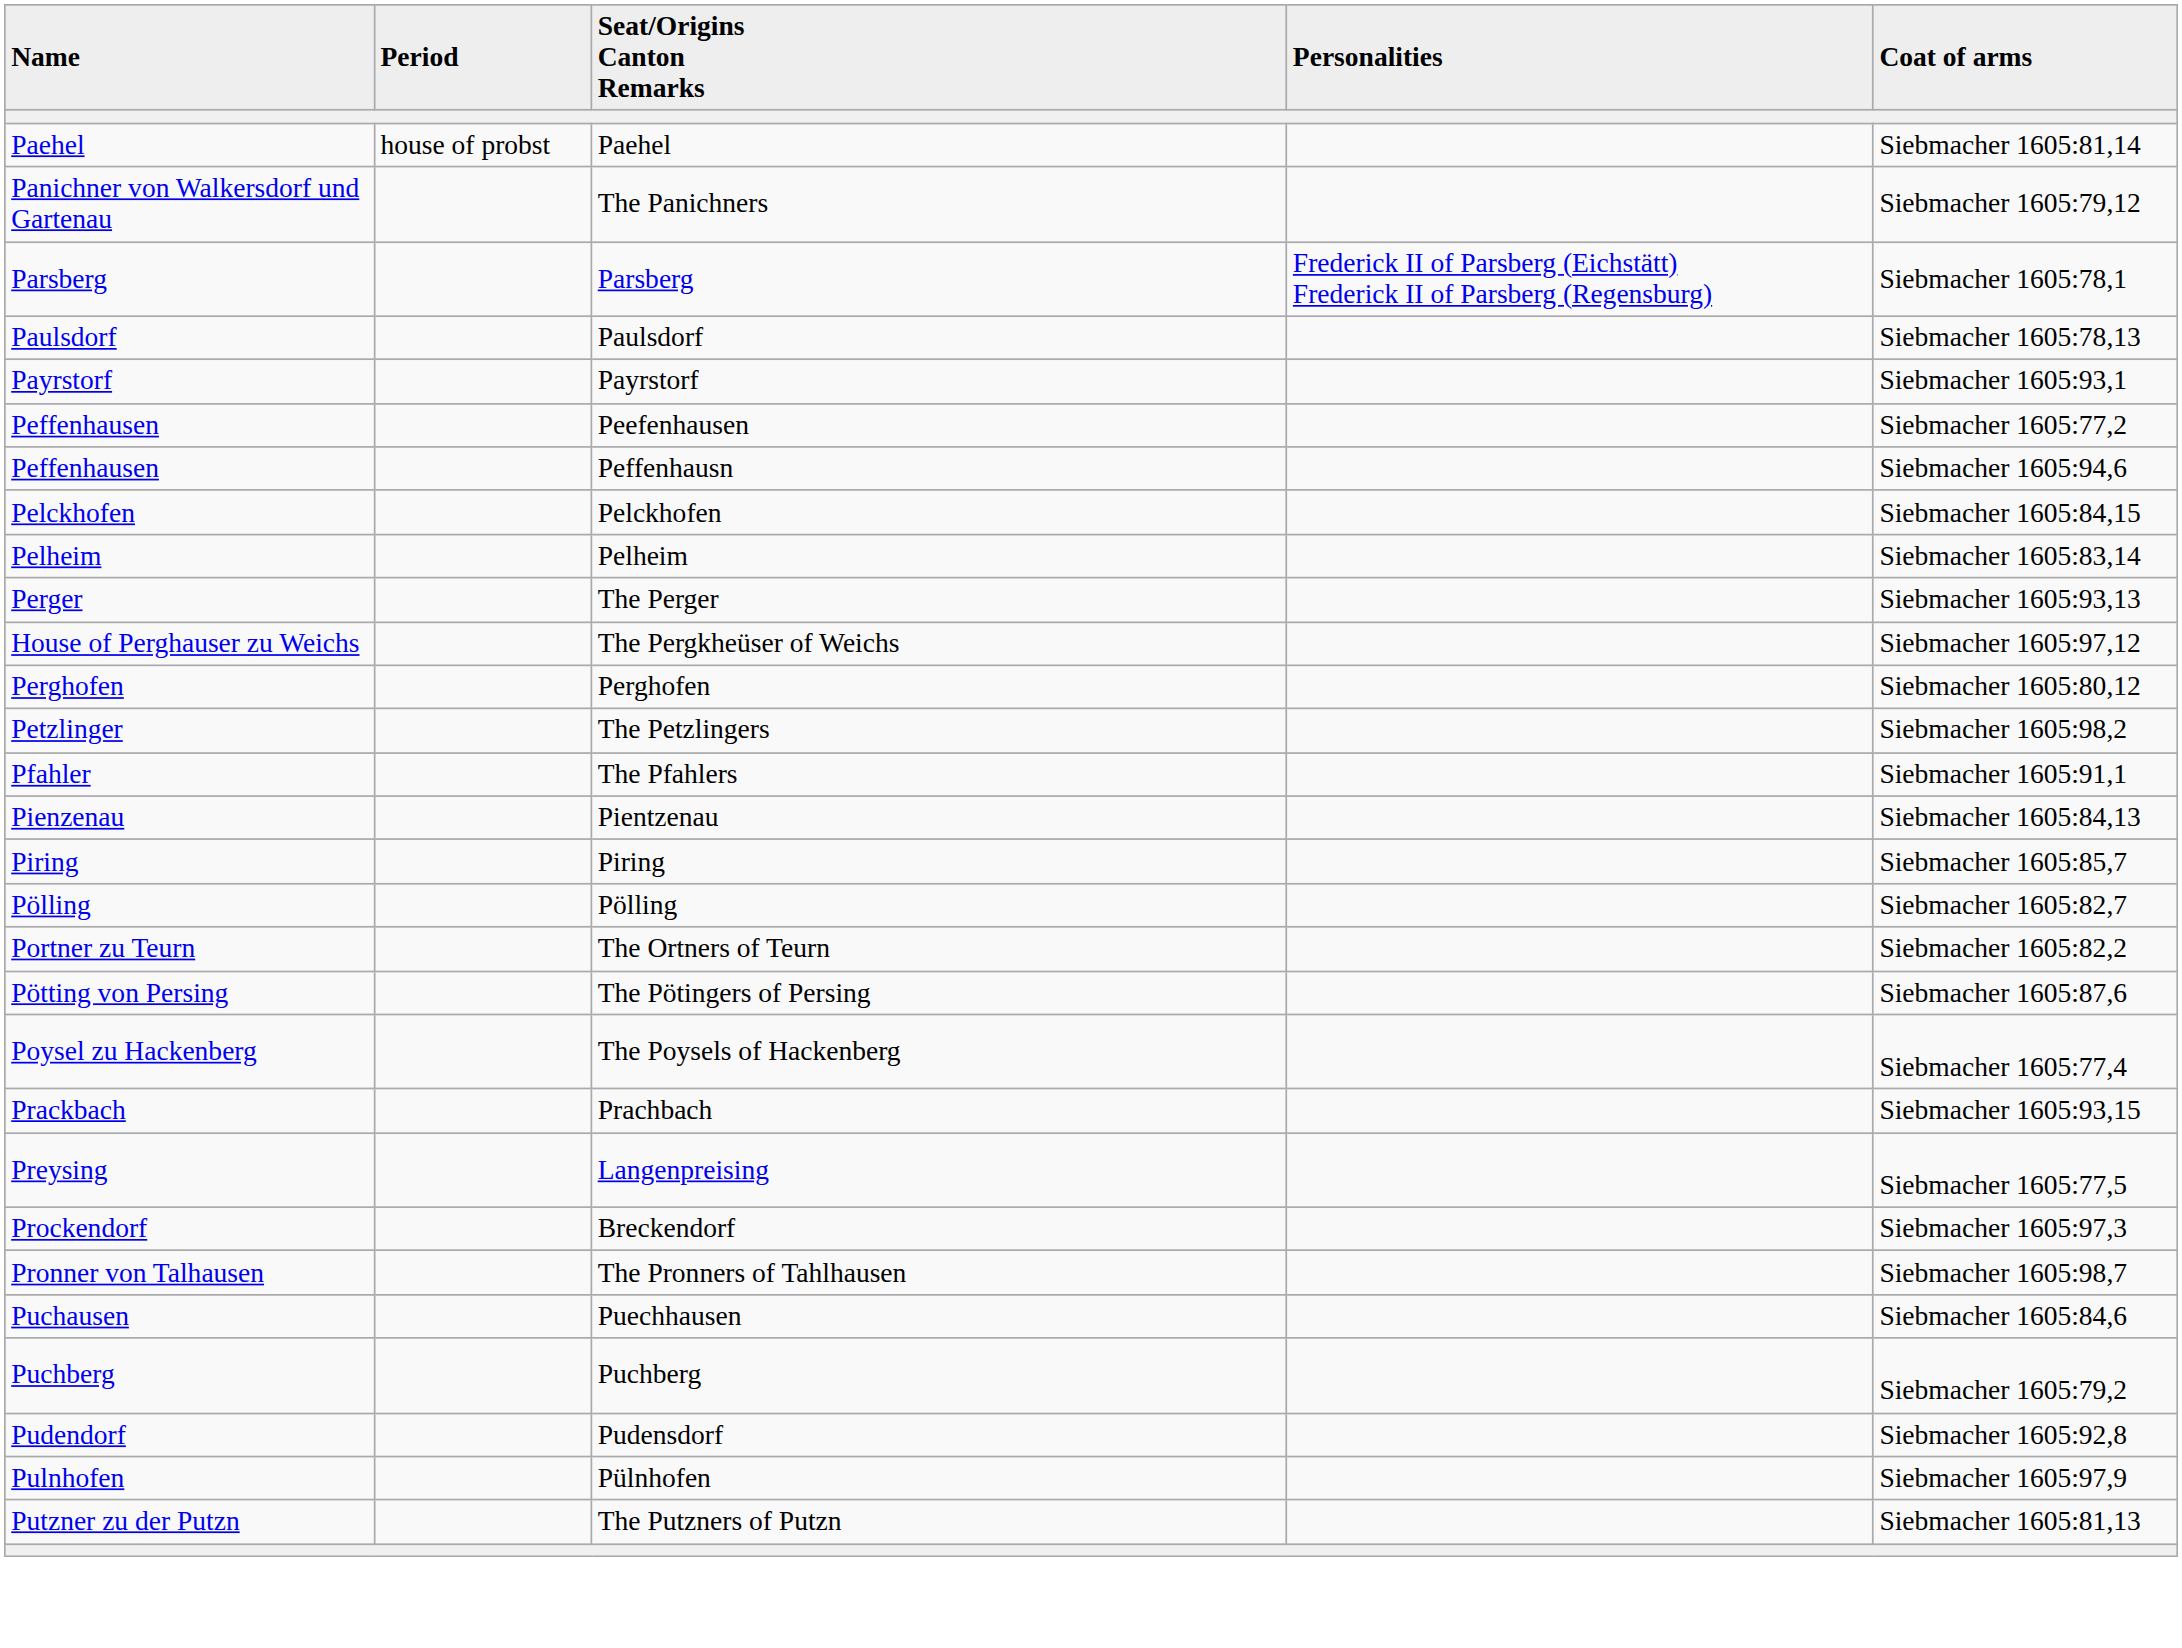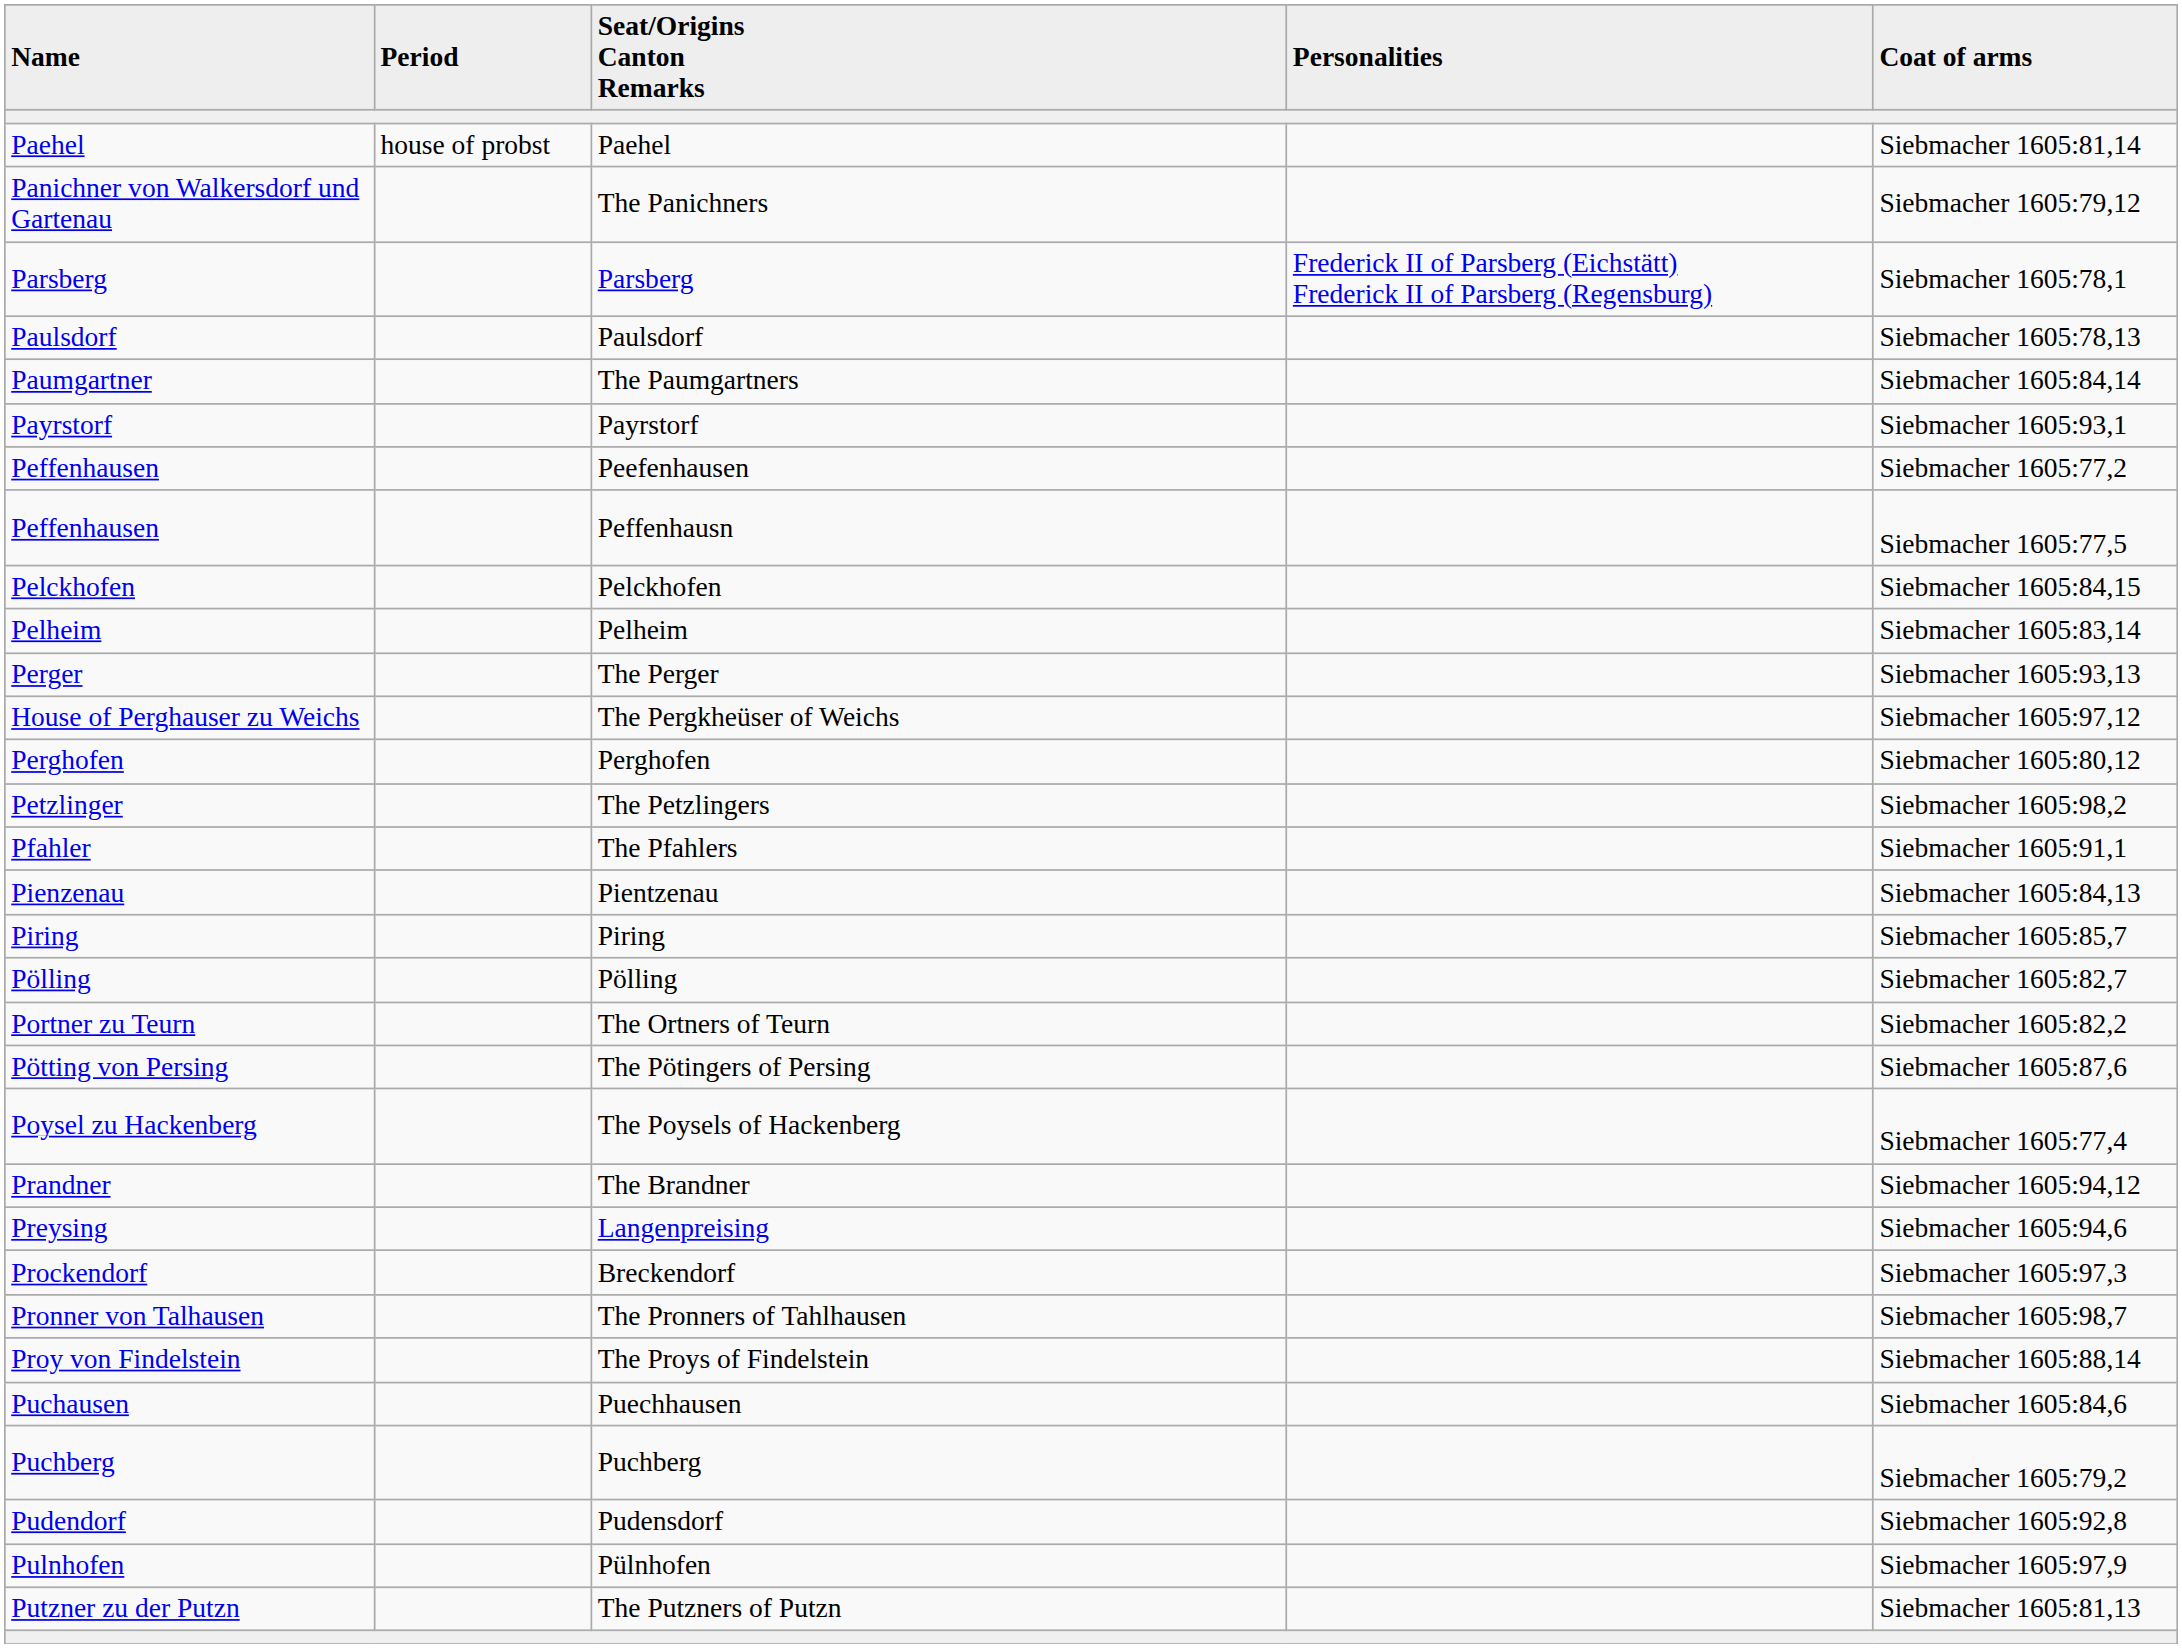+ row: (82, 381)
(2003, 468) Siebmacher 1605:94,6 -> (2003, 542) Siebmacher 1605:77,5
- row: (69, 1110)
+ row: (61, 1184)
(2003, 1184) Siebmacher 1605:77,5 -> (2003, 1228) Siebmacher 1605:94,6
+ row: (126, 1359)
